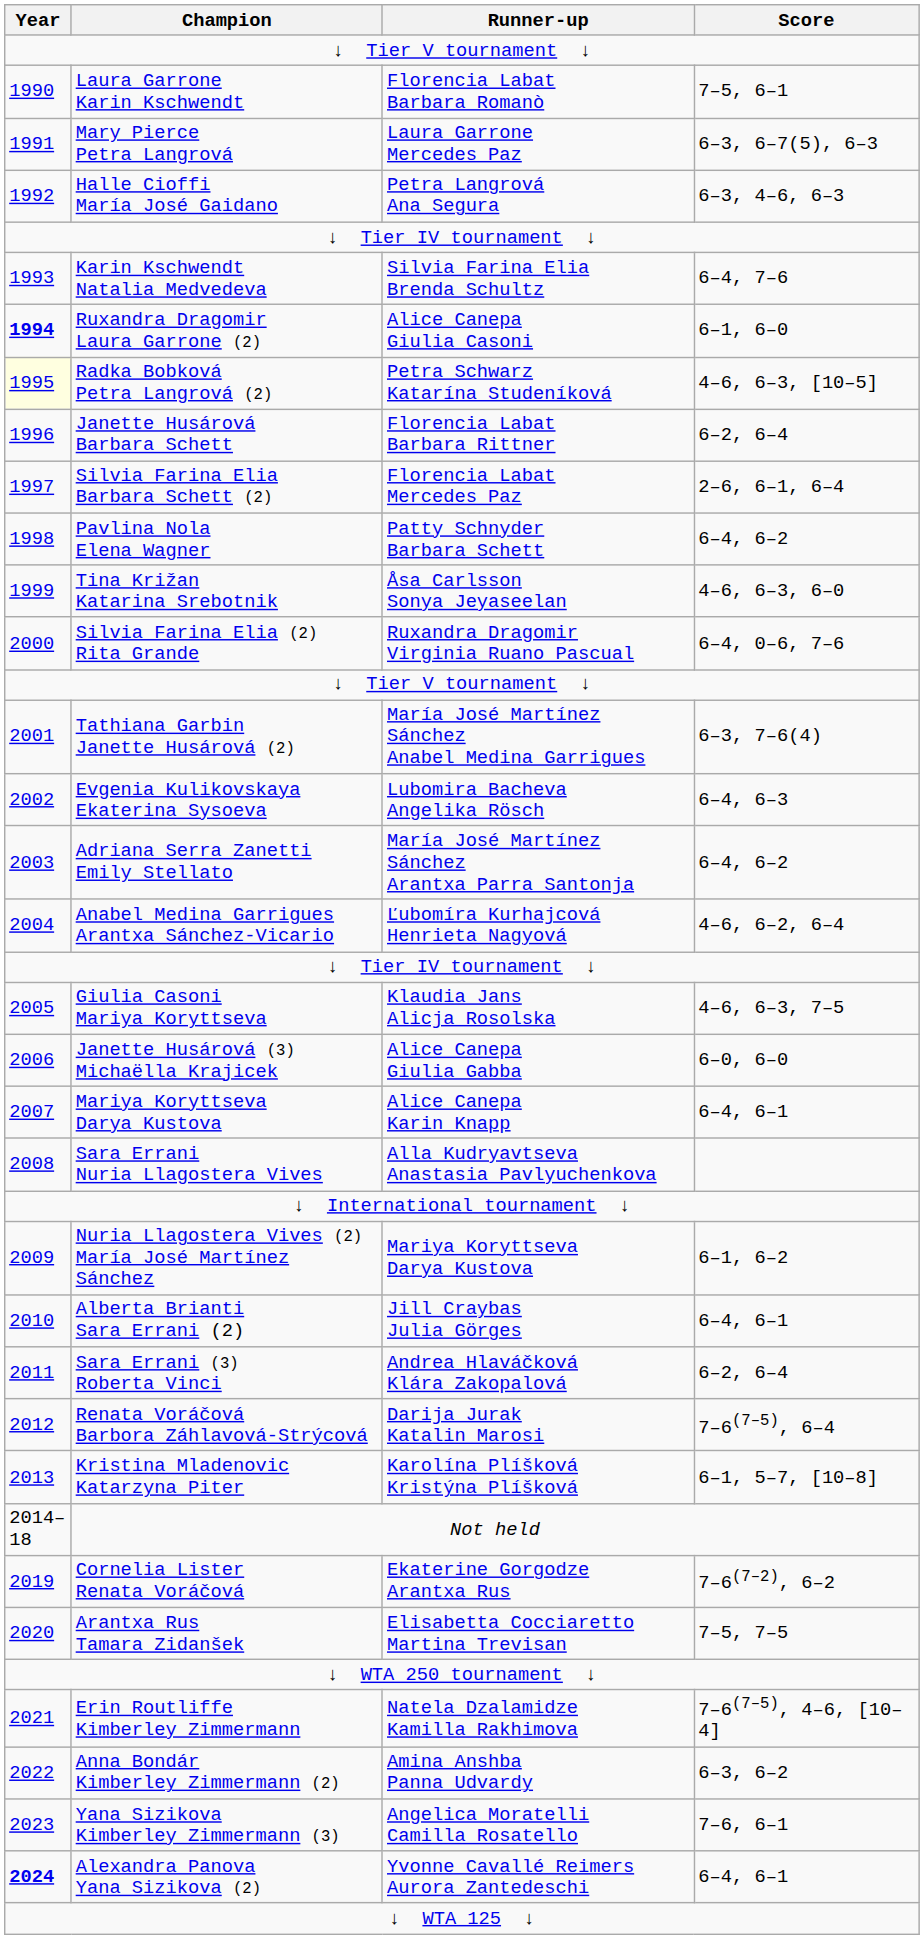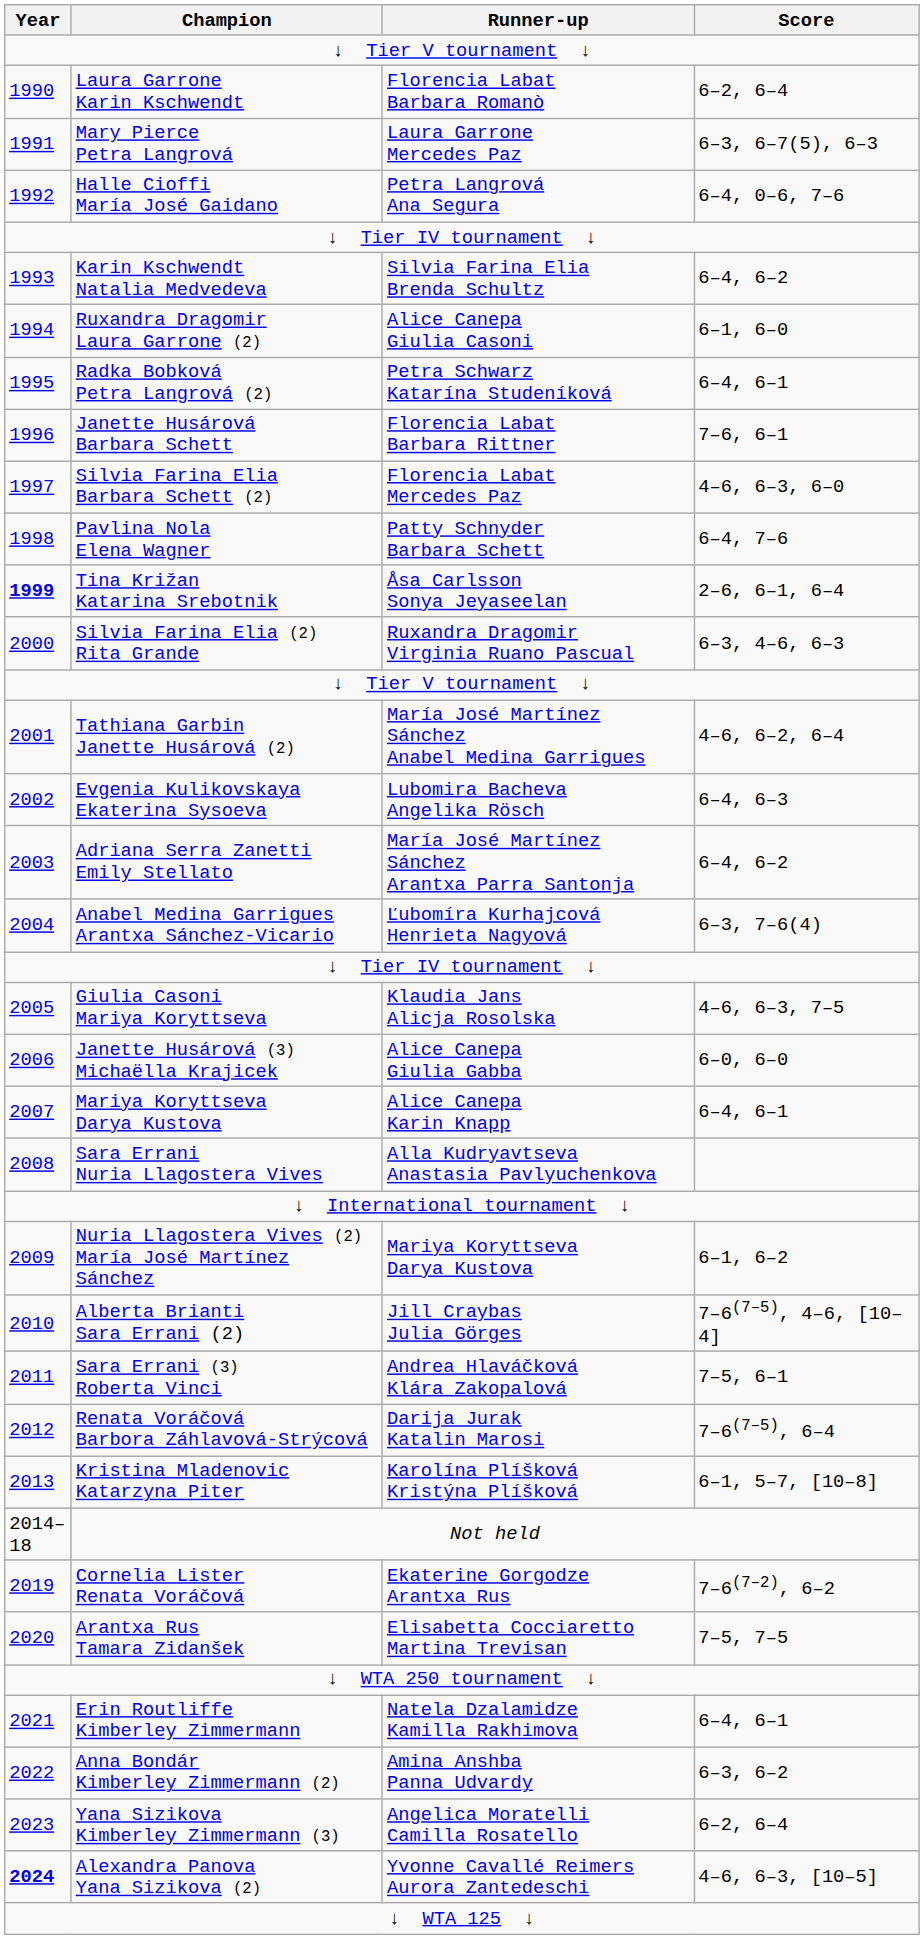(743, 92) 7–5, 6–1 -> (743, 92) 6–2, 6–4
(771, 196) 6–3, 4–6, 6–3 -> (771, 196) 6–4, 0–6, 7–6
(743, 279) 6–4, 7–6 -> (743, 279) 6–4, 6–2
(32, 331) bold -> (32, 331) normal
(32, 383) lightyellow background -> (32, 383) no background
(788, 383) 4–6, 6–3, [10–5] -> (743, 383) 6–4, 6–1
(743, 435) 6–2, 6–4 -> (743, 435) 7–6, 6–1
(771, 487) 2–6, 6–1, 6–4 -> (771, 487) 4–6, 6–3, 6–0
(743, 539) 6–4, 6–2 -> (743, 539) 6–4, 7–6
(32, 591) normal -> (32, 591) bold
(771, 591) 4–6, 6–3, 6–0 -> (771, 591) 2–6, 6–1, 6–4
(771, 643) 6–4, 0–6, 7–6 -> (771, 643) 6–3, 4–6, 6–3
(760, 737) 6–3, 7–6(4) -> (771, 737) 4–6, 6–2, 6–4
(771, 926) 4–6, 6–2, 6–4 -> (760, 926) 6–3, 7–6(4)
(743, 1321) 6–4, 6–1 -> (800, 1323) 7–6(7–5), 4–6, [10–4]
(743, 1373) 6–2, 6–4 -> (743, 1378) 7–5, 6–1
(800, 1719) 7–6(7–5), 4–6, [10–4] -> (743, 1721) 6–4, 6–1
(743, 1825) 7–6, 6–1 -> (743, 1825) 6–2, 6–4
(743, 1877) 6–4, 6–1 -> (788, 1877) 4–6, 6–3, [10–5]
